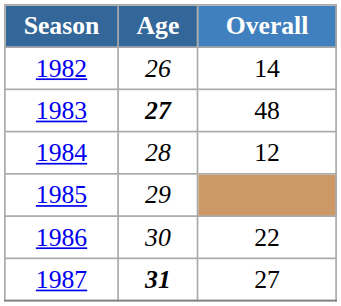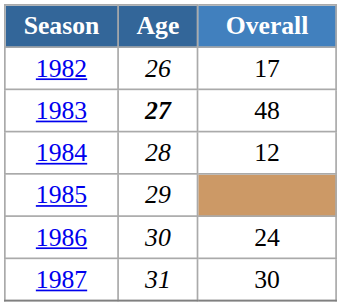(267, 68) 14 -> (267, 68) 17
(267, 237) 22 -> (267, 237) 24
(158, 279) bold -> (158, 279) normal
(267, 279) 27 -> (267, 279) 30
